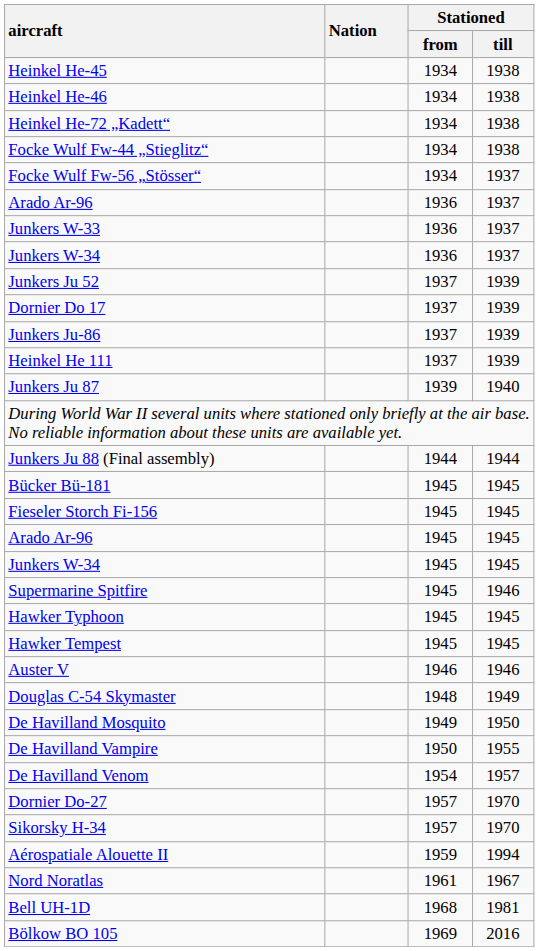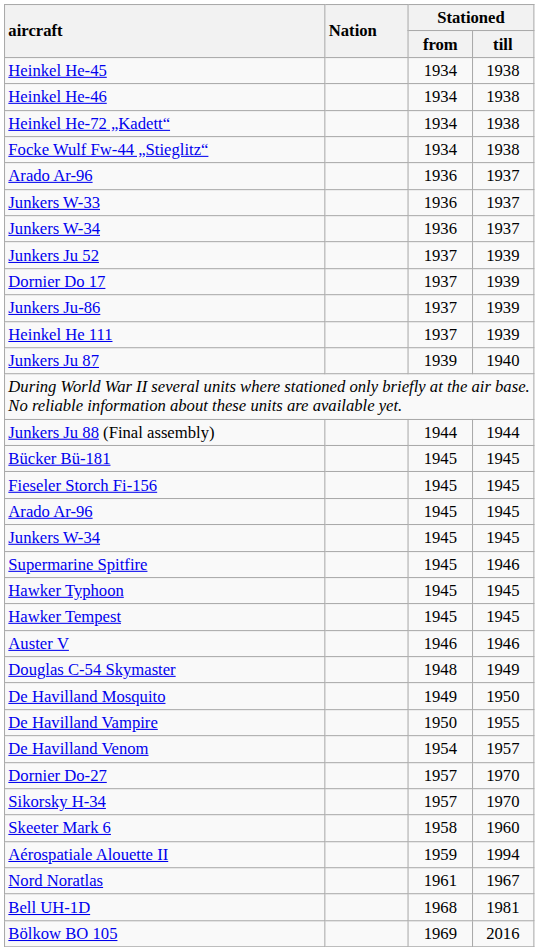- row: (105, 176)
+ row: (60, 828)
